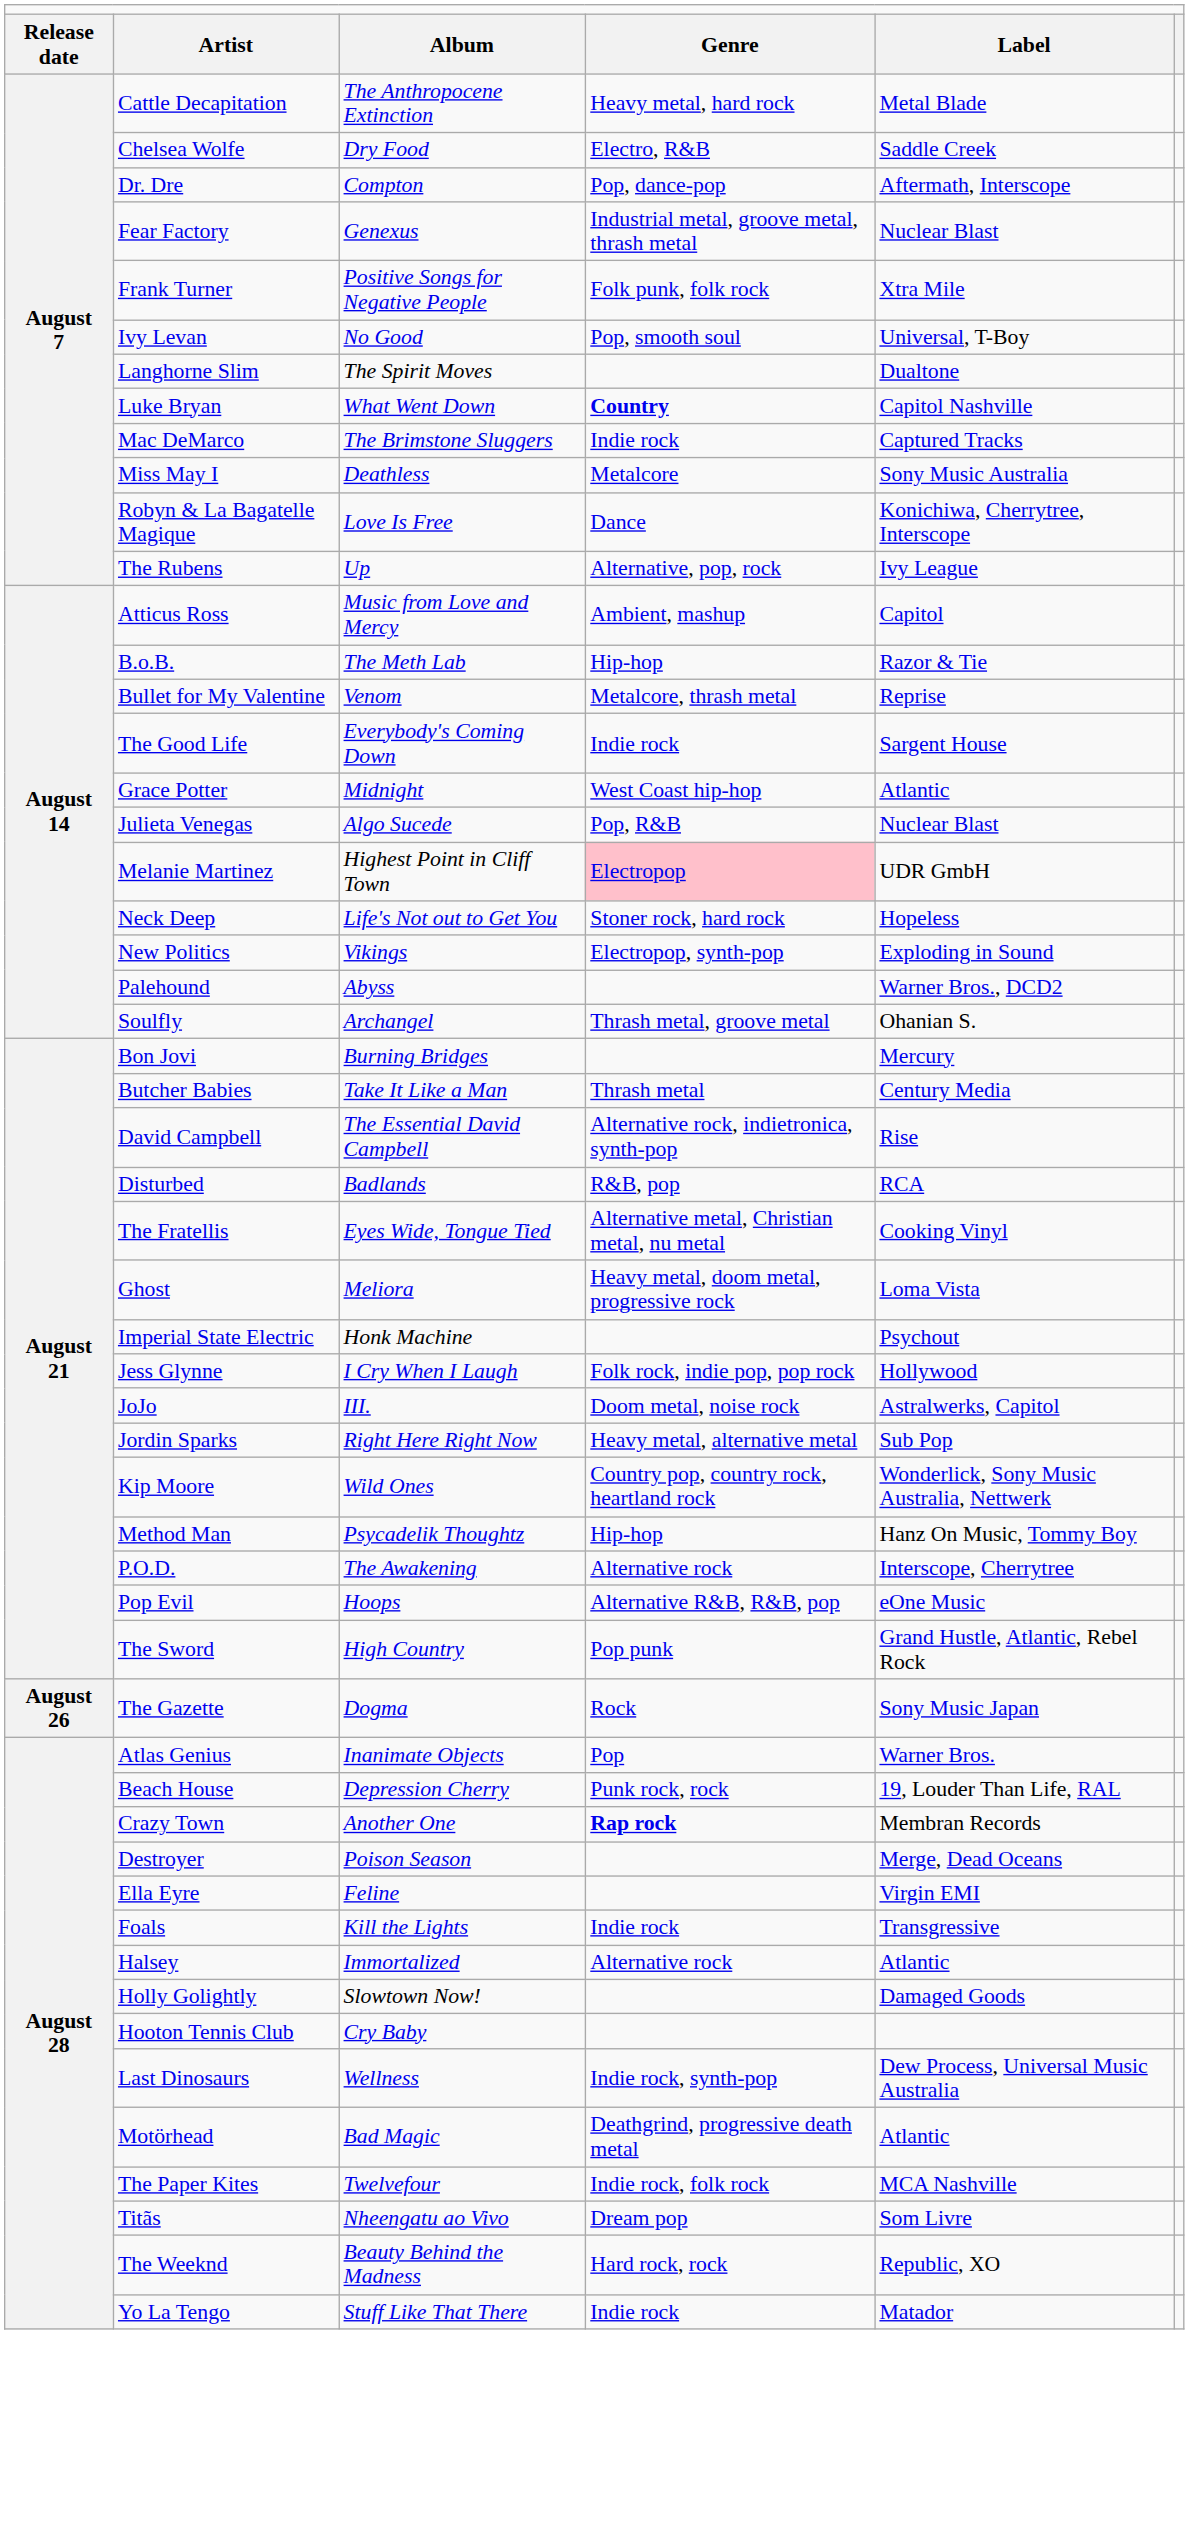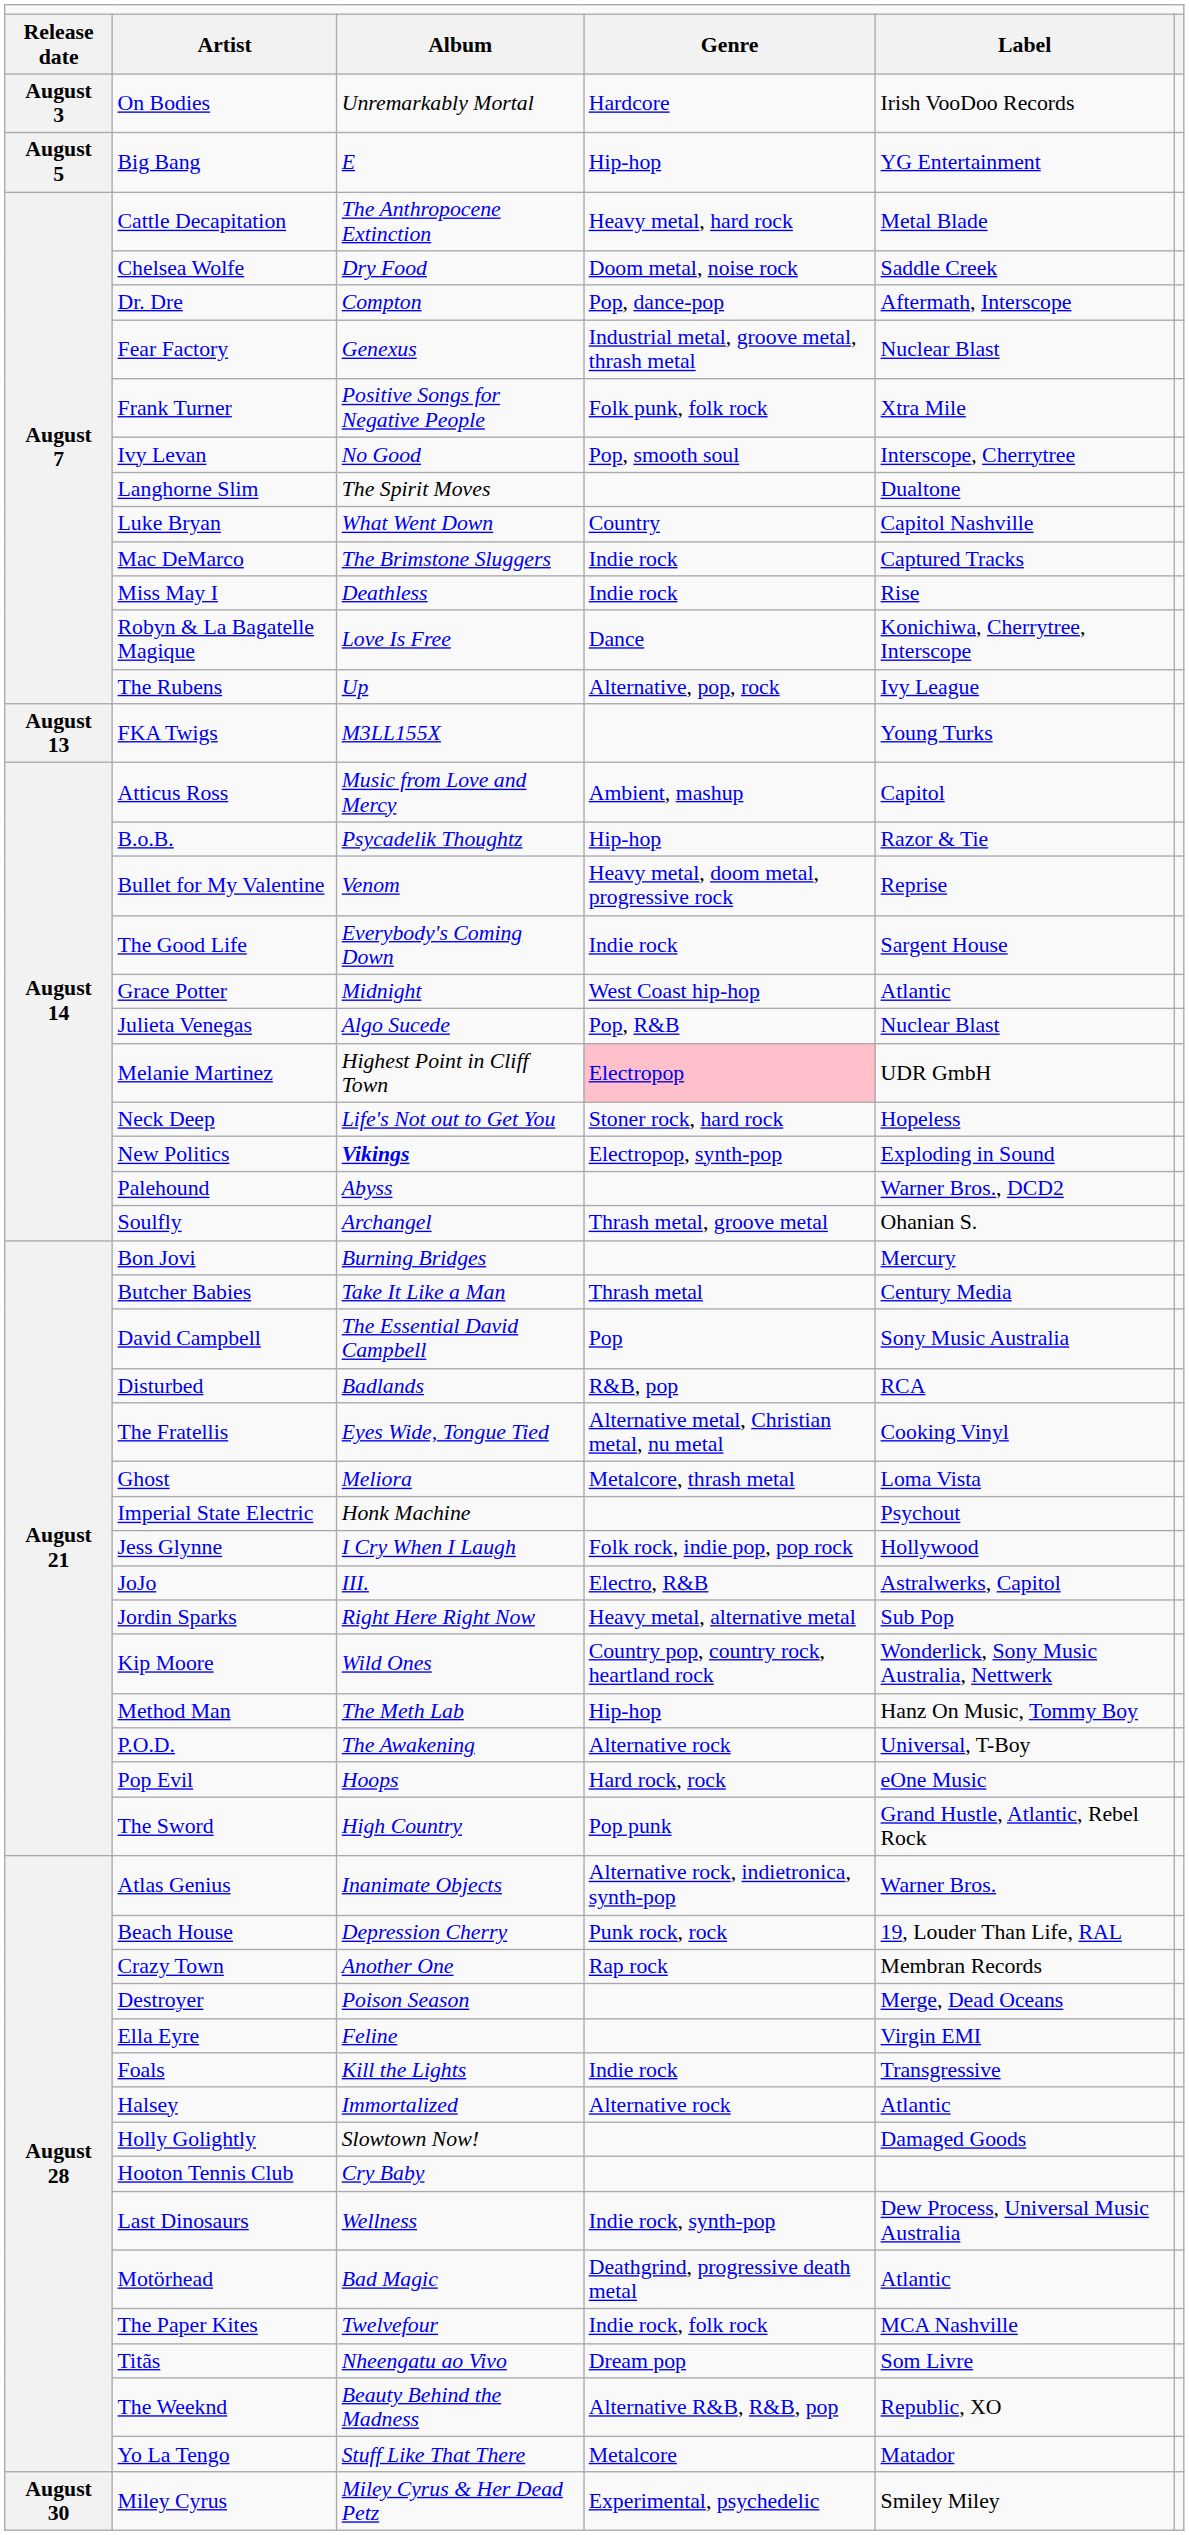+ row: (164, 103)
+ row: (159, 162)
(650, 149) Electro, R&B -> (693, 267) Doom metal, noise rock
(954, 336) Universal, T-Boy -> (978, 454) Interscope, Cherrytree
(630, 405) bold -> (624, 523) normal
(634, 474) Metalcore -> (633, 592) Indie rock
(974, 474) Sony Music Australia -> (900, 592) Rise
+ row: (168, 733)
(405, 661) The Meth Lab -> (432, 838) Psycadelik Thoughtz
(693, 696) Metalcore, thrash metal -> (704, 885) Heavy metal, doom metal, progressive rock
(375, 952) normal -> (376, 1153) bold
(721, 1137) Alternative rock, indietronica, synth-pop -> (606, 1338) Pop
(899, 1137) Rise -> (975, 1338) Sony Music Australia
(705, 1289) Heavy metal, doom metal, progressive rock -> (692, 1478) Metalcore, thrash metal
(695, 1405) Doom metal, noise rock -> (649, 1582) Electro, R&B
(434, 1533) Psycadelik Thoughtz -> (403, 1710) The Meth Lab
(977, 1567) Interscope, Cherrytree -> (956, 1744) Universal, T-Boy
(715, 1602) Alternative R&B, R&B, pop -> (657, 1779) Hard rock, rock
- row: (171, 1708)
(607, 1754) Pop -> (720, 1885) Alternative rock, indietronica, synth-pop
(633, 1823) bold -> (628, 1966) normal
(659, 2264) Hard rock, rock -> (714, 2407) Alternative R&B, R&B, pop
(635, 2311) Indie rock -> (633, 2453) Metalcore
+ row: (172, 2500)
